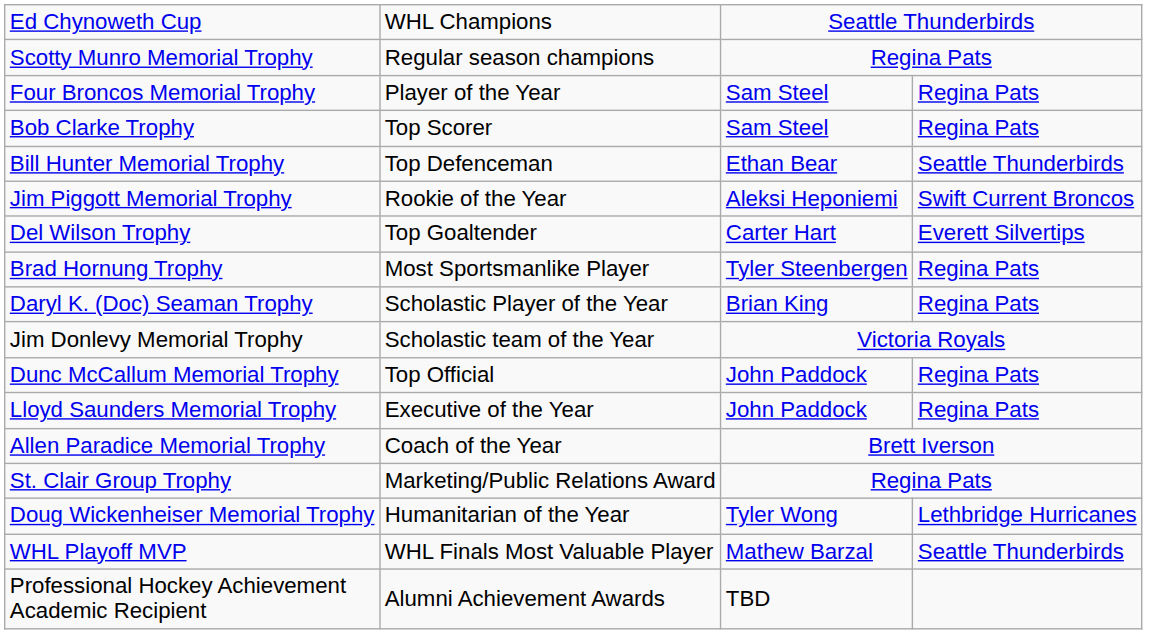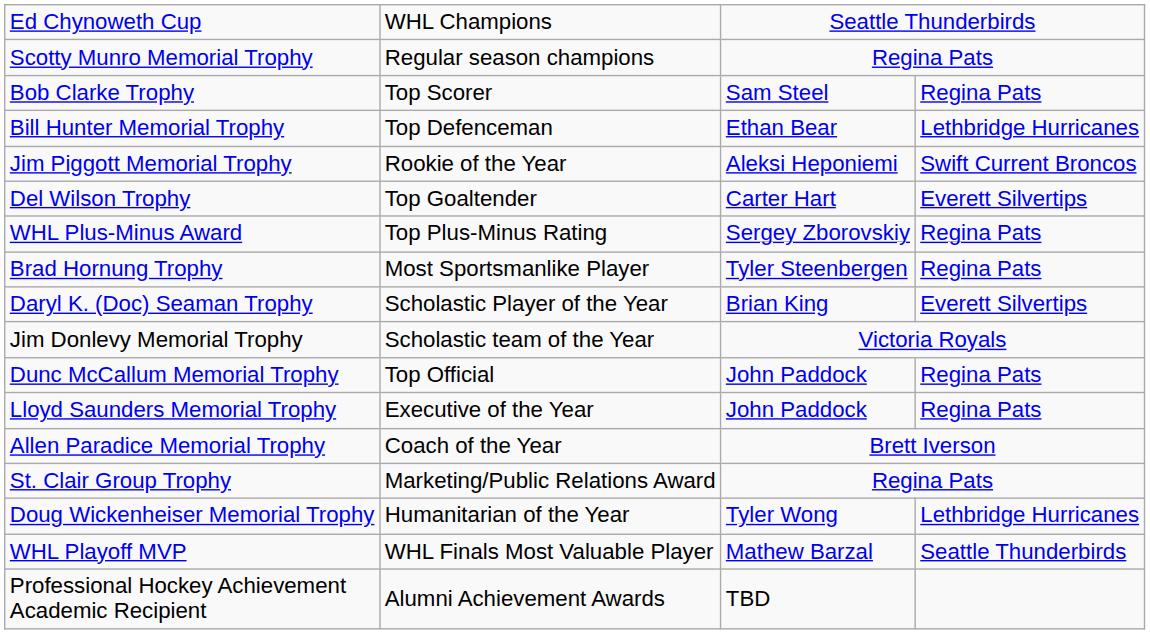- row: (162, 92)
(1021, 163) Seattle Thunderbirds -> (1030, 127) Lethbridge Hurricanes
+ row: (126, 233)
(978, 304) Regina Pats -> (1004, 304) Everett Silvertips
